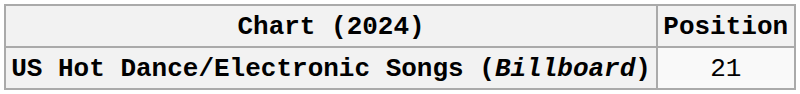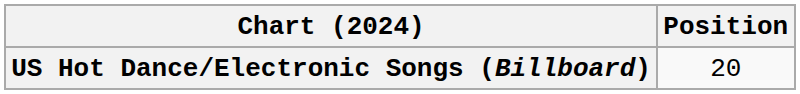(726, 69) 21 -> (726, 69) 20
